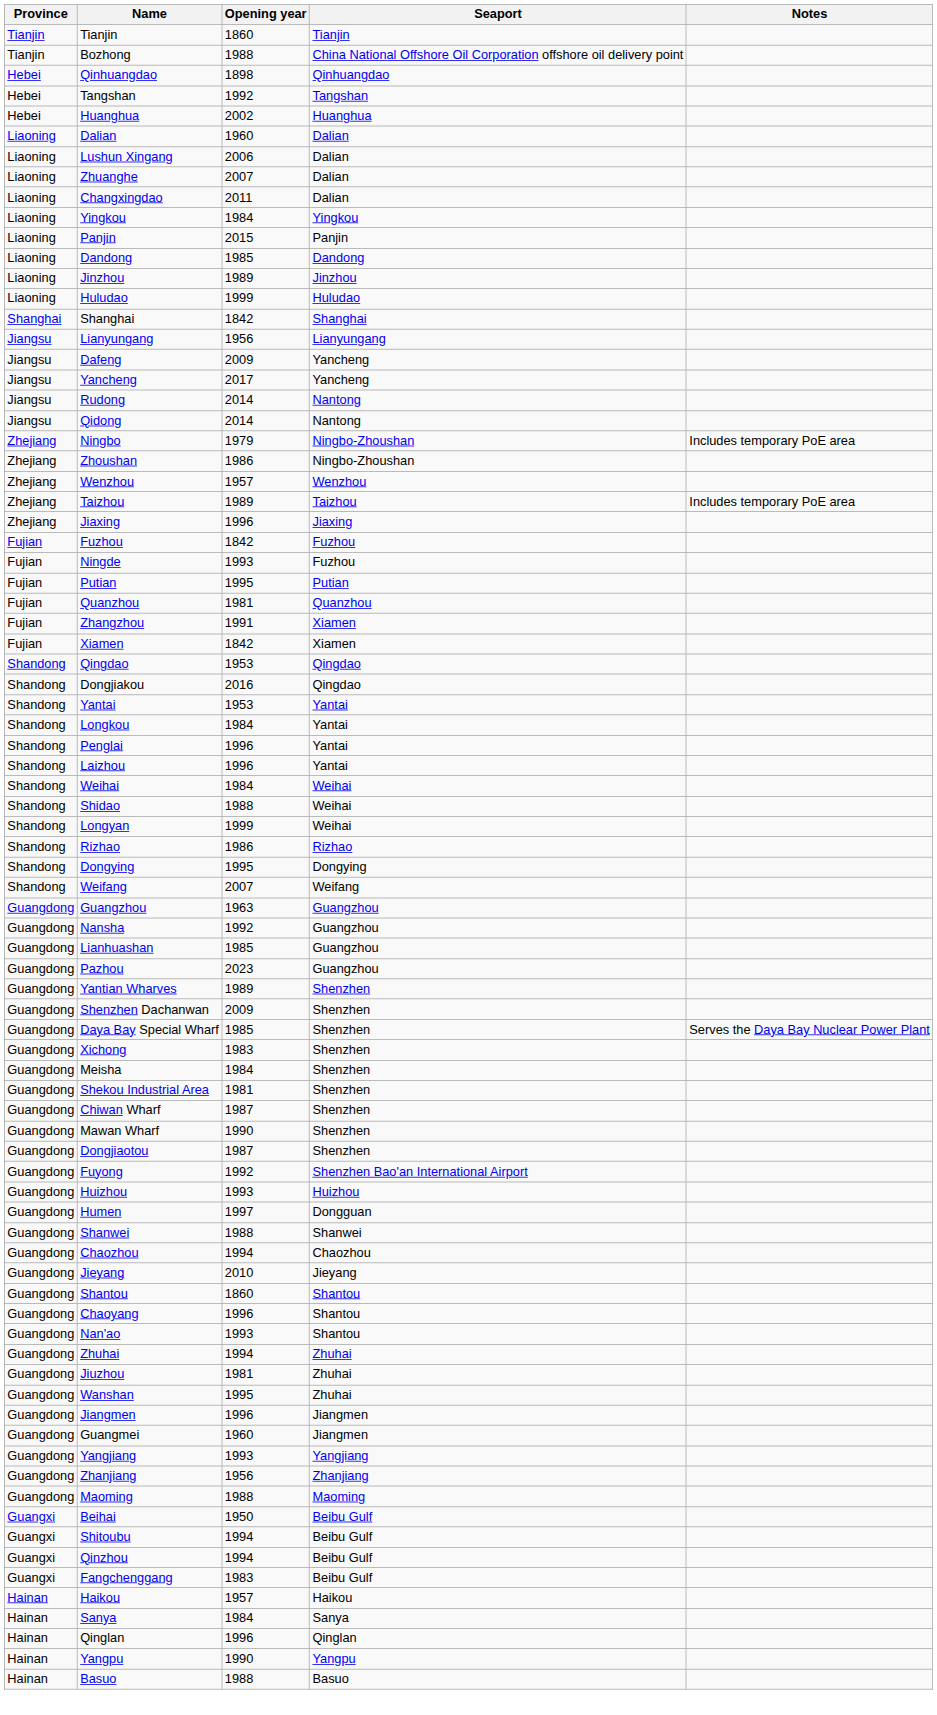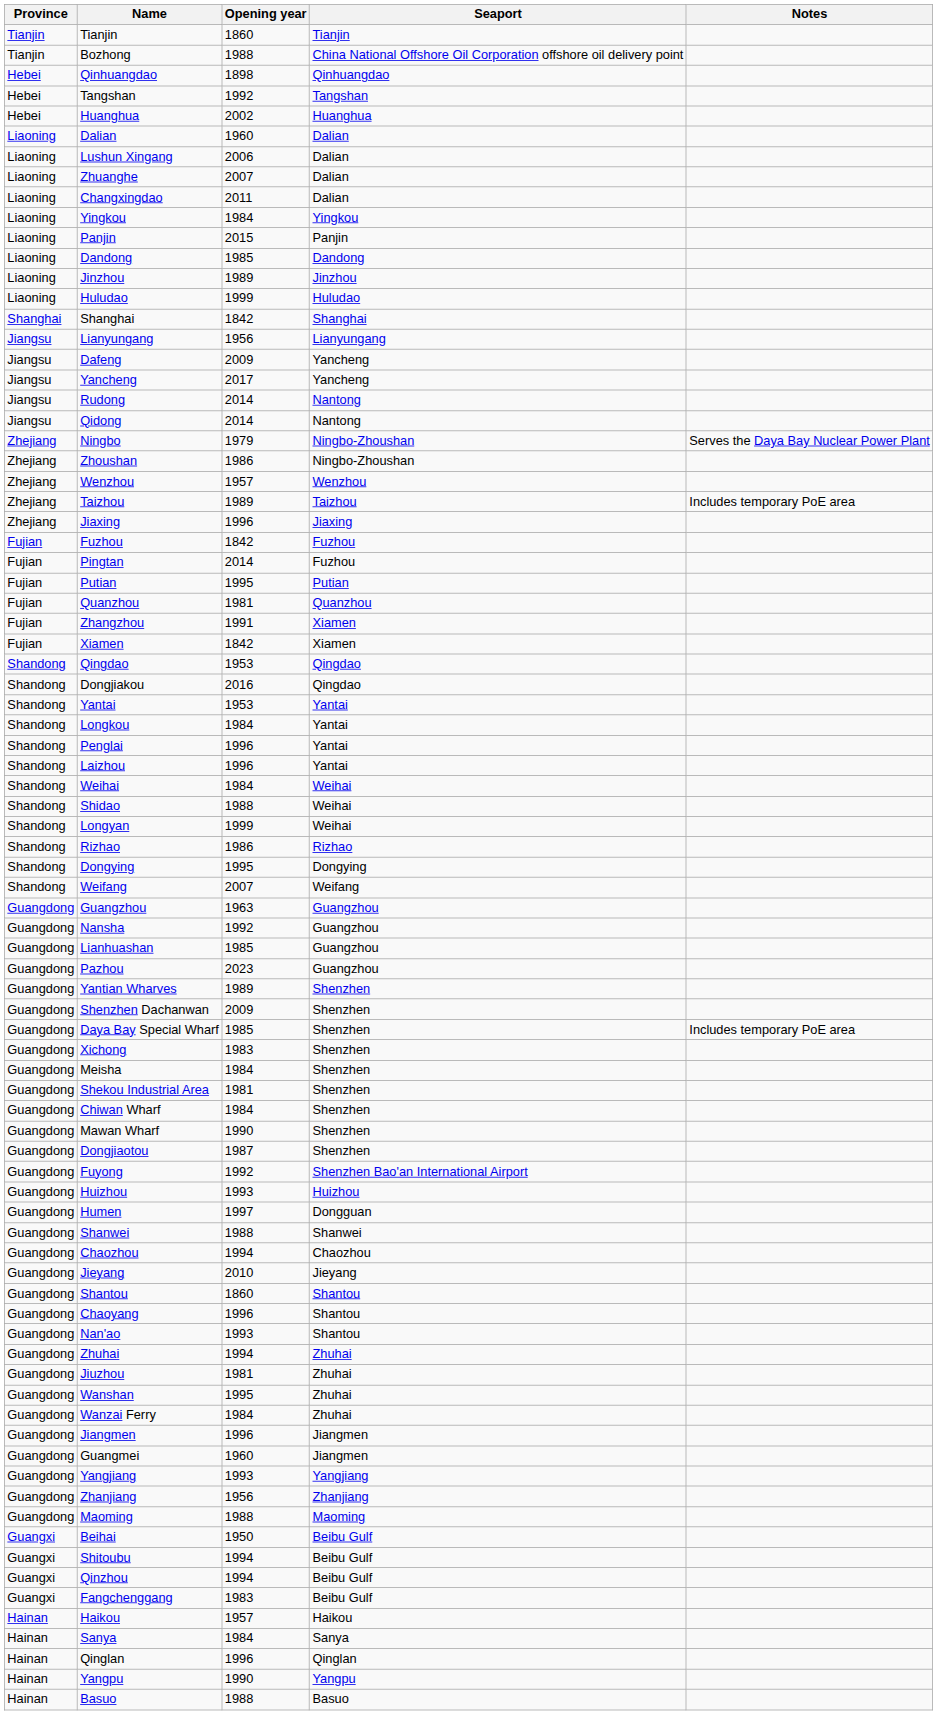(772, 440) Includes temporary PoE area -> (810, 440) Serves the Daya Bay Nuclear Power Plant
+ row: (102, 562)
- row: (100, 562)
(810, 1029) Serves the Daya Bay Nuclear Power Plant -> (772, 1029) Includes temporary PoE area
(239, 1110) 1987 -> (239, 1110) 1984
+ row: (118, 1415)
